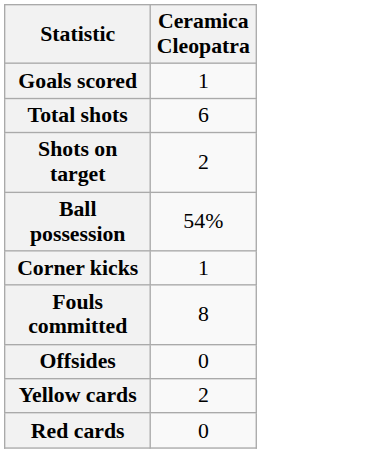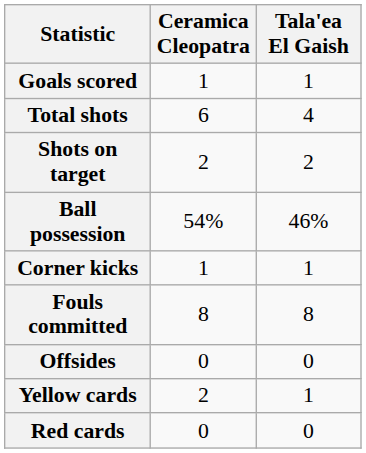+ column: (309, 33)
